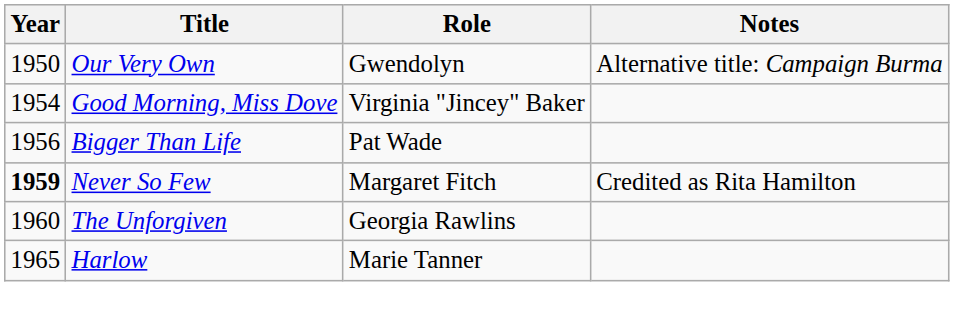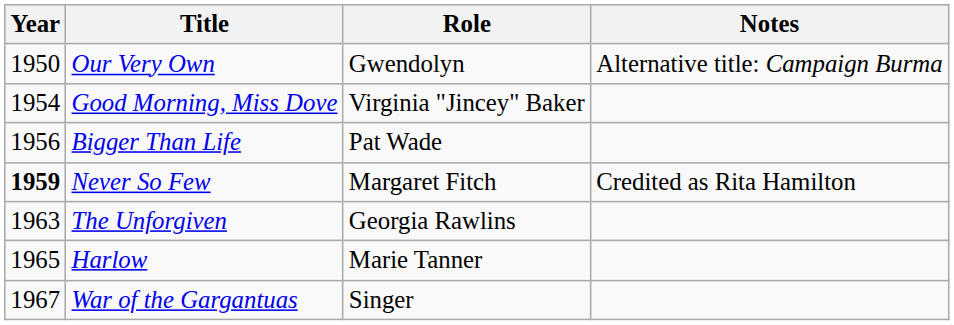(35, 220) 1960 -> (35, 220) 1963
+ row: (185, 299)
